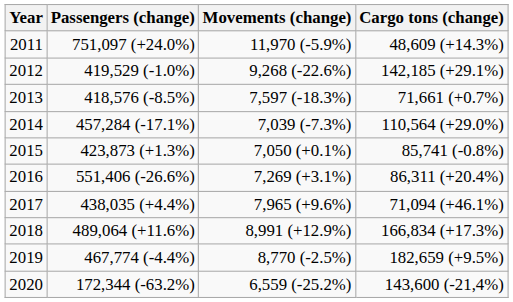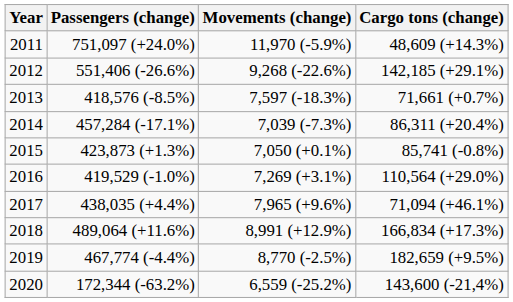(140, 71) 419,529 (-1.0%) -> (135, 71) 551,406 (-26.6%)
(443, 124) 110,564 (+29.0%) -> (447, 124) 86,311 (+20.4%)
(135, 177) 551,406 (-26.6%) -> (140, 177) 419,529 (-1.0%)
(447, 177) 86,311 (+20.4%) -> (443, 177) 110,564 (+29.0%)
